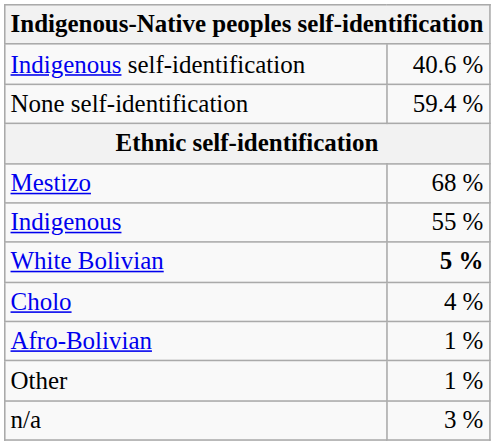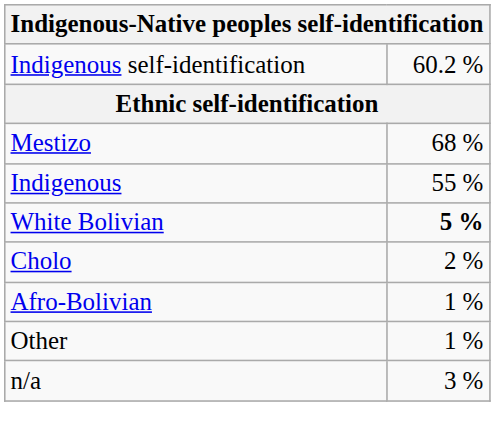(448, 63) 40.6 % -> (448, 63) 60.2 %
- row: (129, 103)
(464, 301) 4 % -> (464, 261) 2 %
